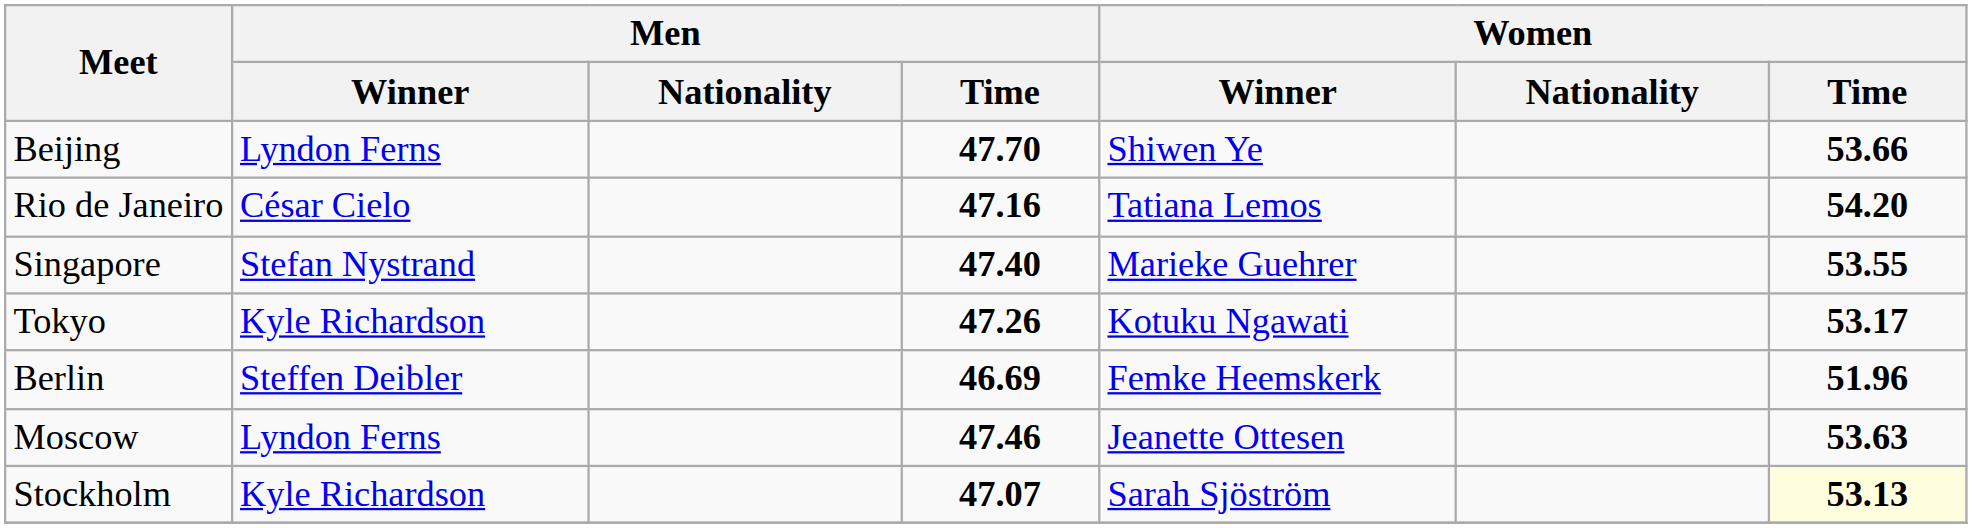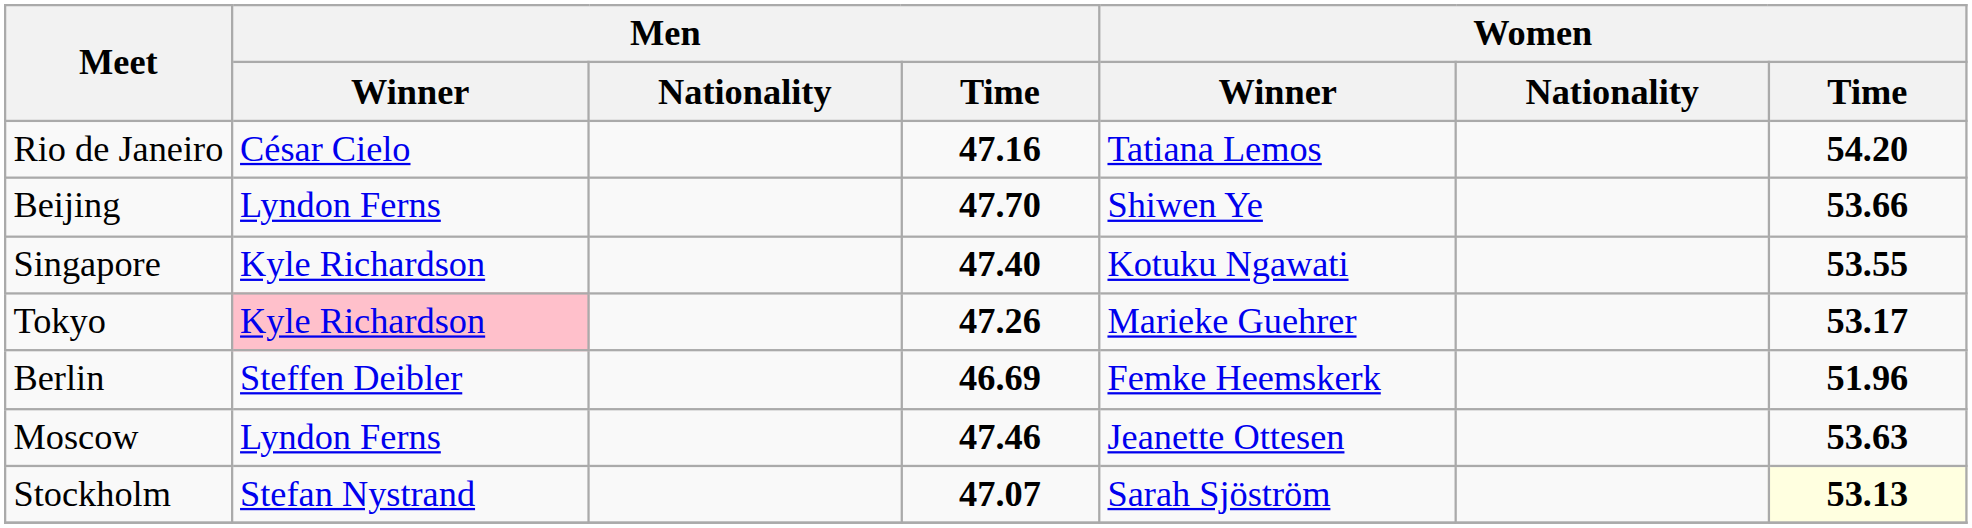rows swapped: (118, 206) <-> (67, 148)
(358, 263) Stefan Nystrand -> (363, 263) Kyle Richardson
(1232, 263) Marieke Guehrer -> (1228, 263) Kotuku Ngawati
(363, 321) no background -> (363, 321) pink background
(1228, 321) Kotuku Ngawati -> (1232, 321) Marieke Guehrer
(363, 494) Kyle Richardson -> (358, 494) Stefan Nystrand
